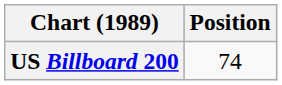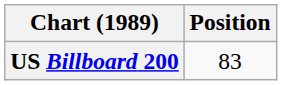(230, 60) 74 -> (230, 60) 83
